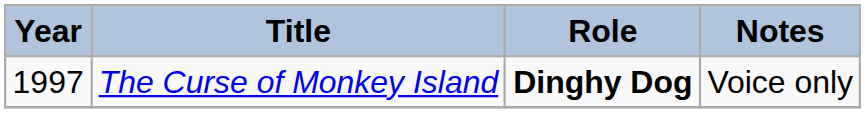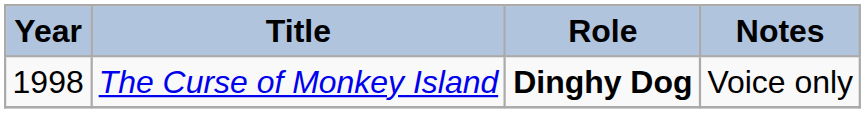(48, 81) 1997 -> (48, 81) 1998
